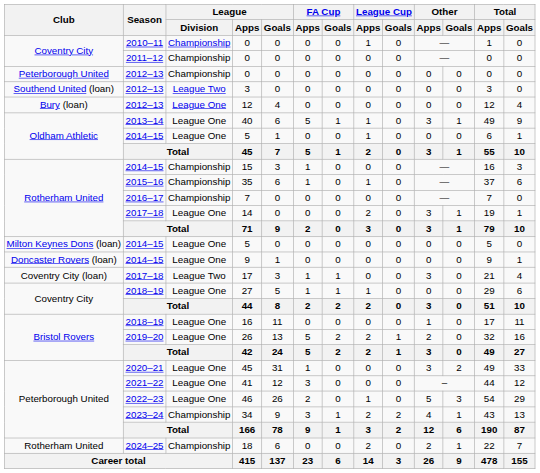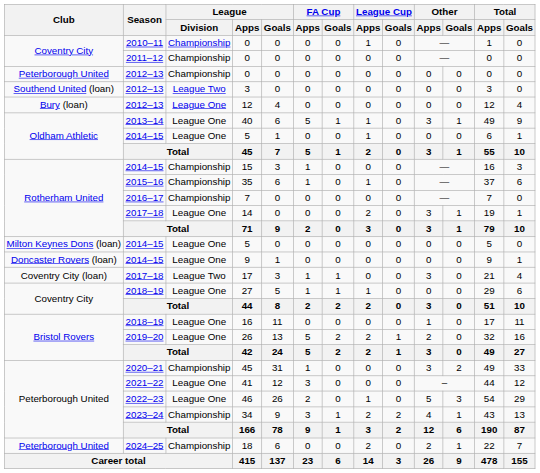(199, 368) League One -> (199, 368) Championship
(64, 445) Rotherham United -> (64, 445) Peterborough United
